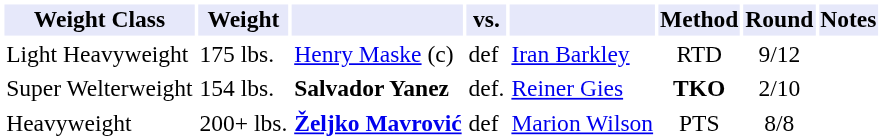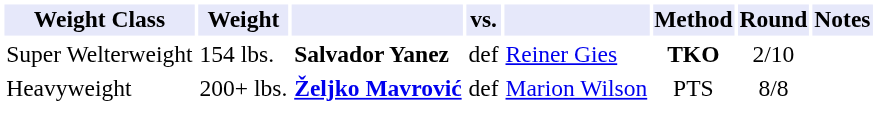- row: (97, 54)
(487, 88) def. -> (484, 54) def
